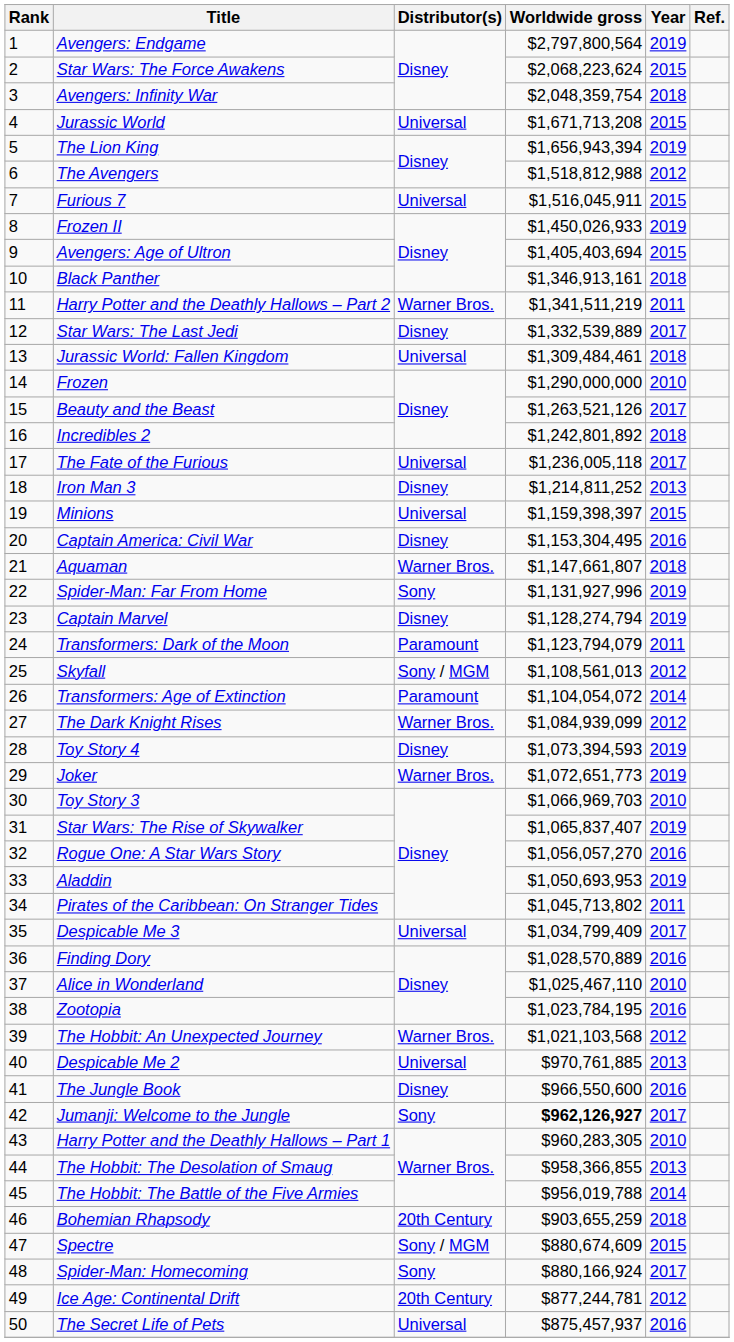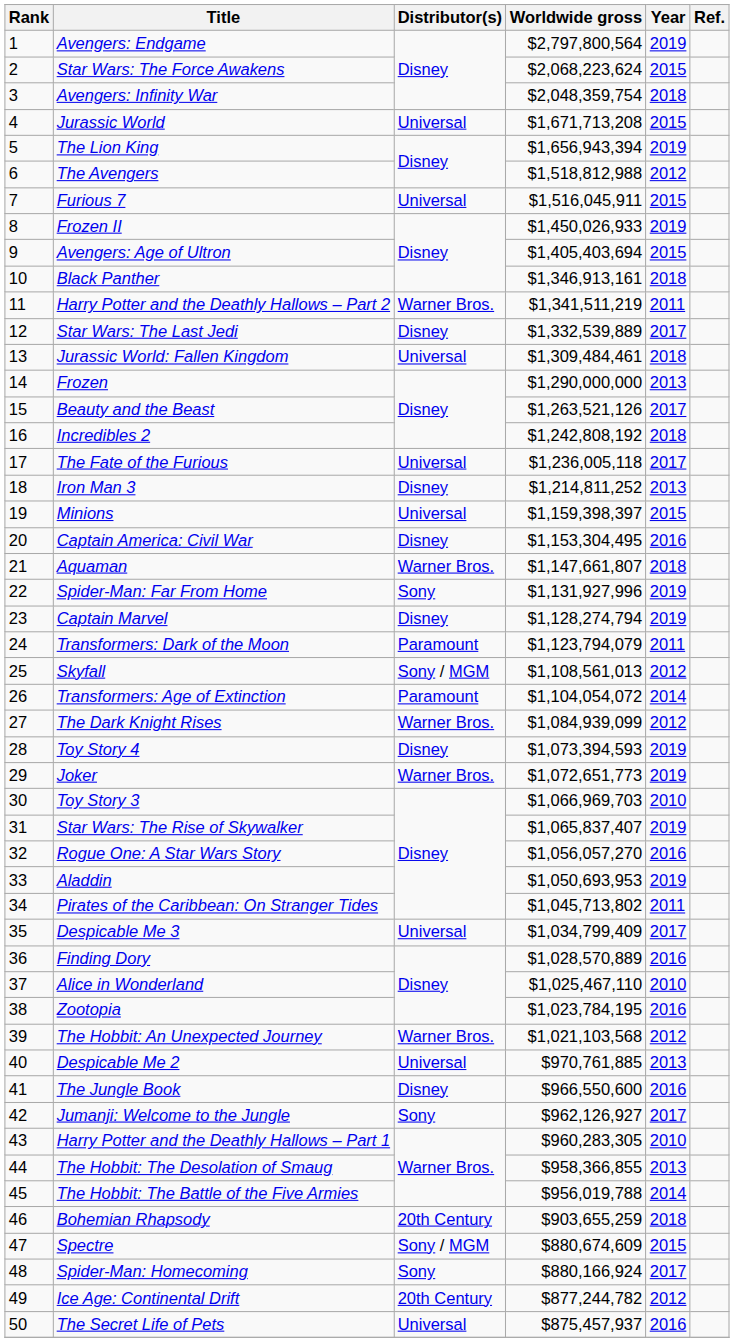(668, 383) 2010 -> (668, 383) 2013
(585, 435) $1,242,801,892 -> (585, 435) $1,242,808,192
(592, 1115) bold -> (592, 1115) normal
(592, 1298) $877,244,781 -> (592, 1298) $877,244,782
